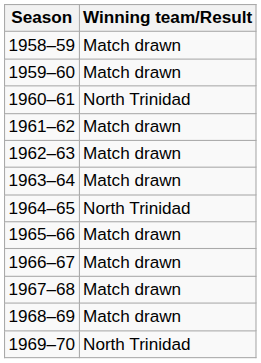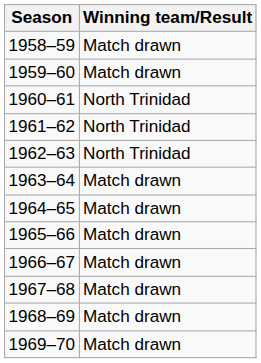(132, 126) Match drawn -> (137, 126) North Trinidad
(132, 153) Match drawn -> (137, 153) North Trinidad
(137, 208) North Trinidad -> (132, 208) Match drawn
(137, 343) North Trinidad -> (132, 343) Match drawn
